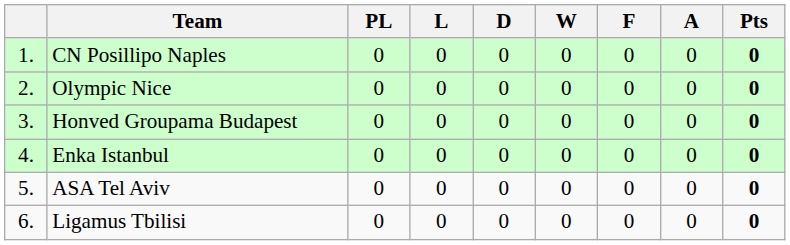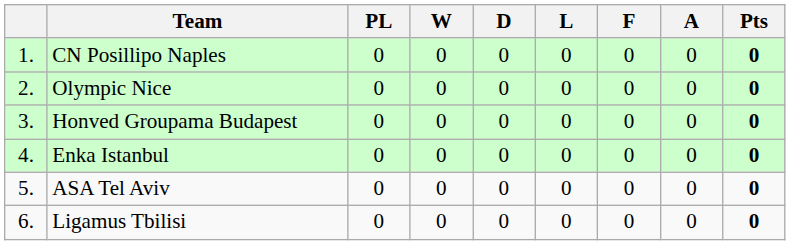columns swapped: (566, 21) <-> (441, 21)
